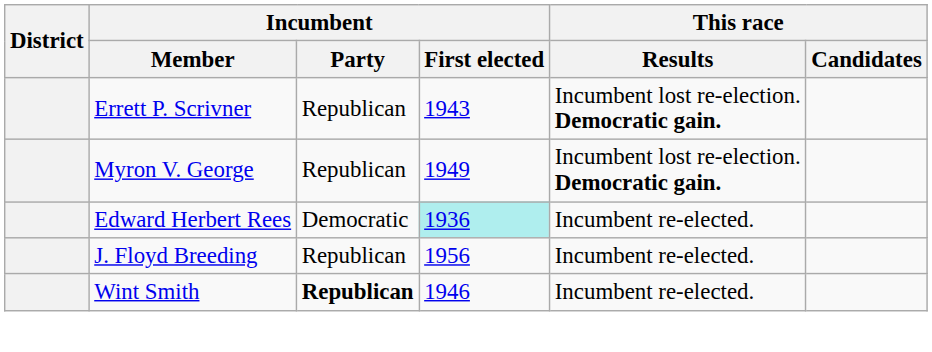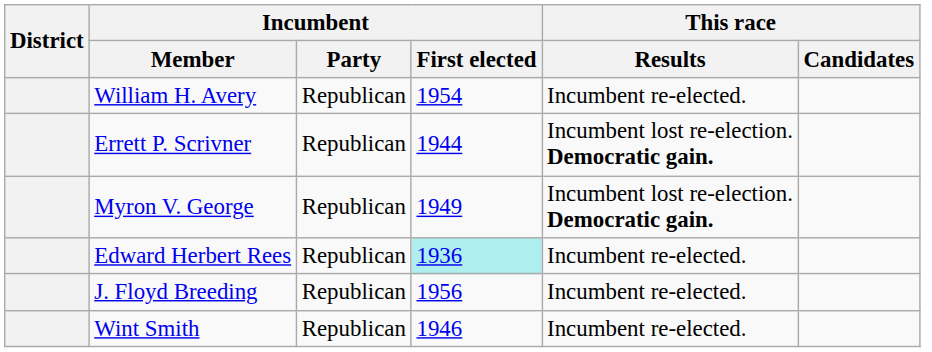+ row: (175, 95)
(447, 108) 1943 -> (439, 144) 1944
(355, 219) Democratic -> (354, 255) Republican
(358, 291) bold -> (354, 328) normal
